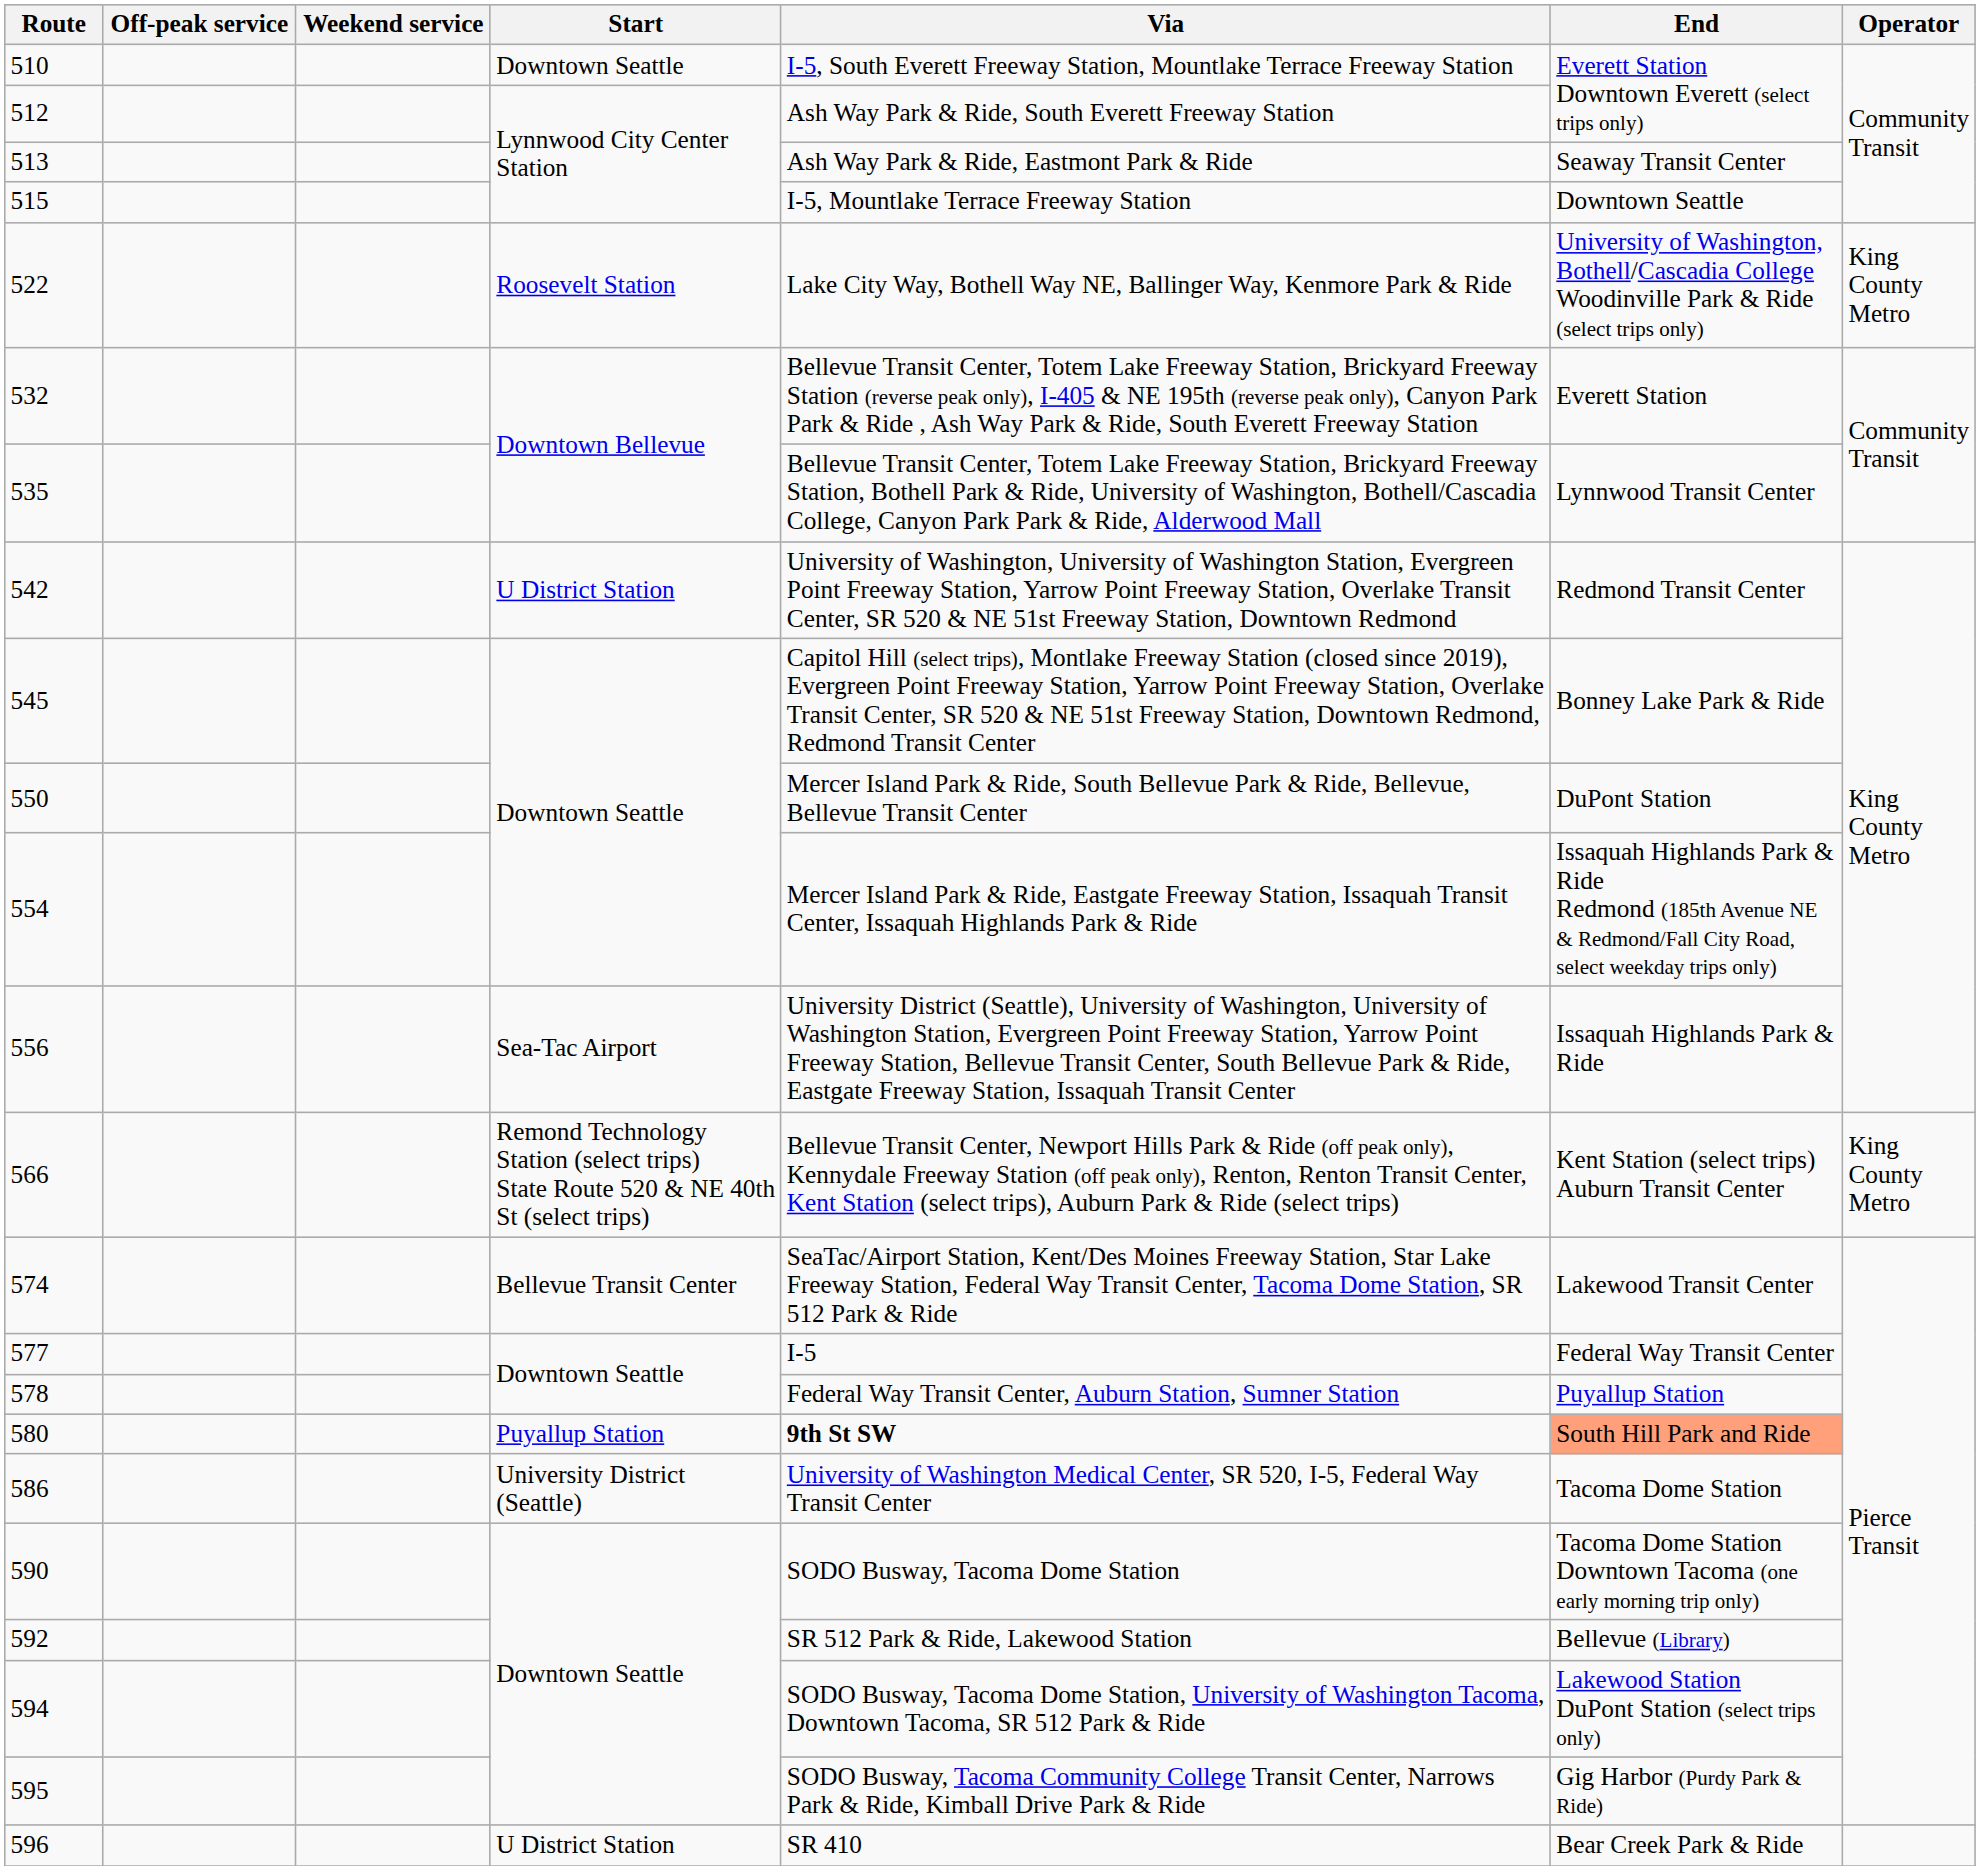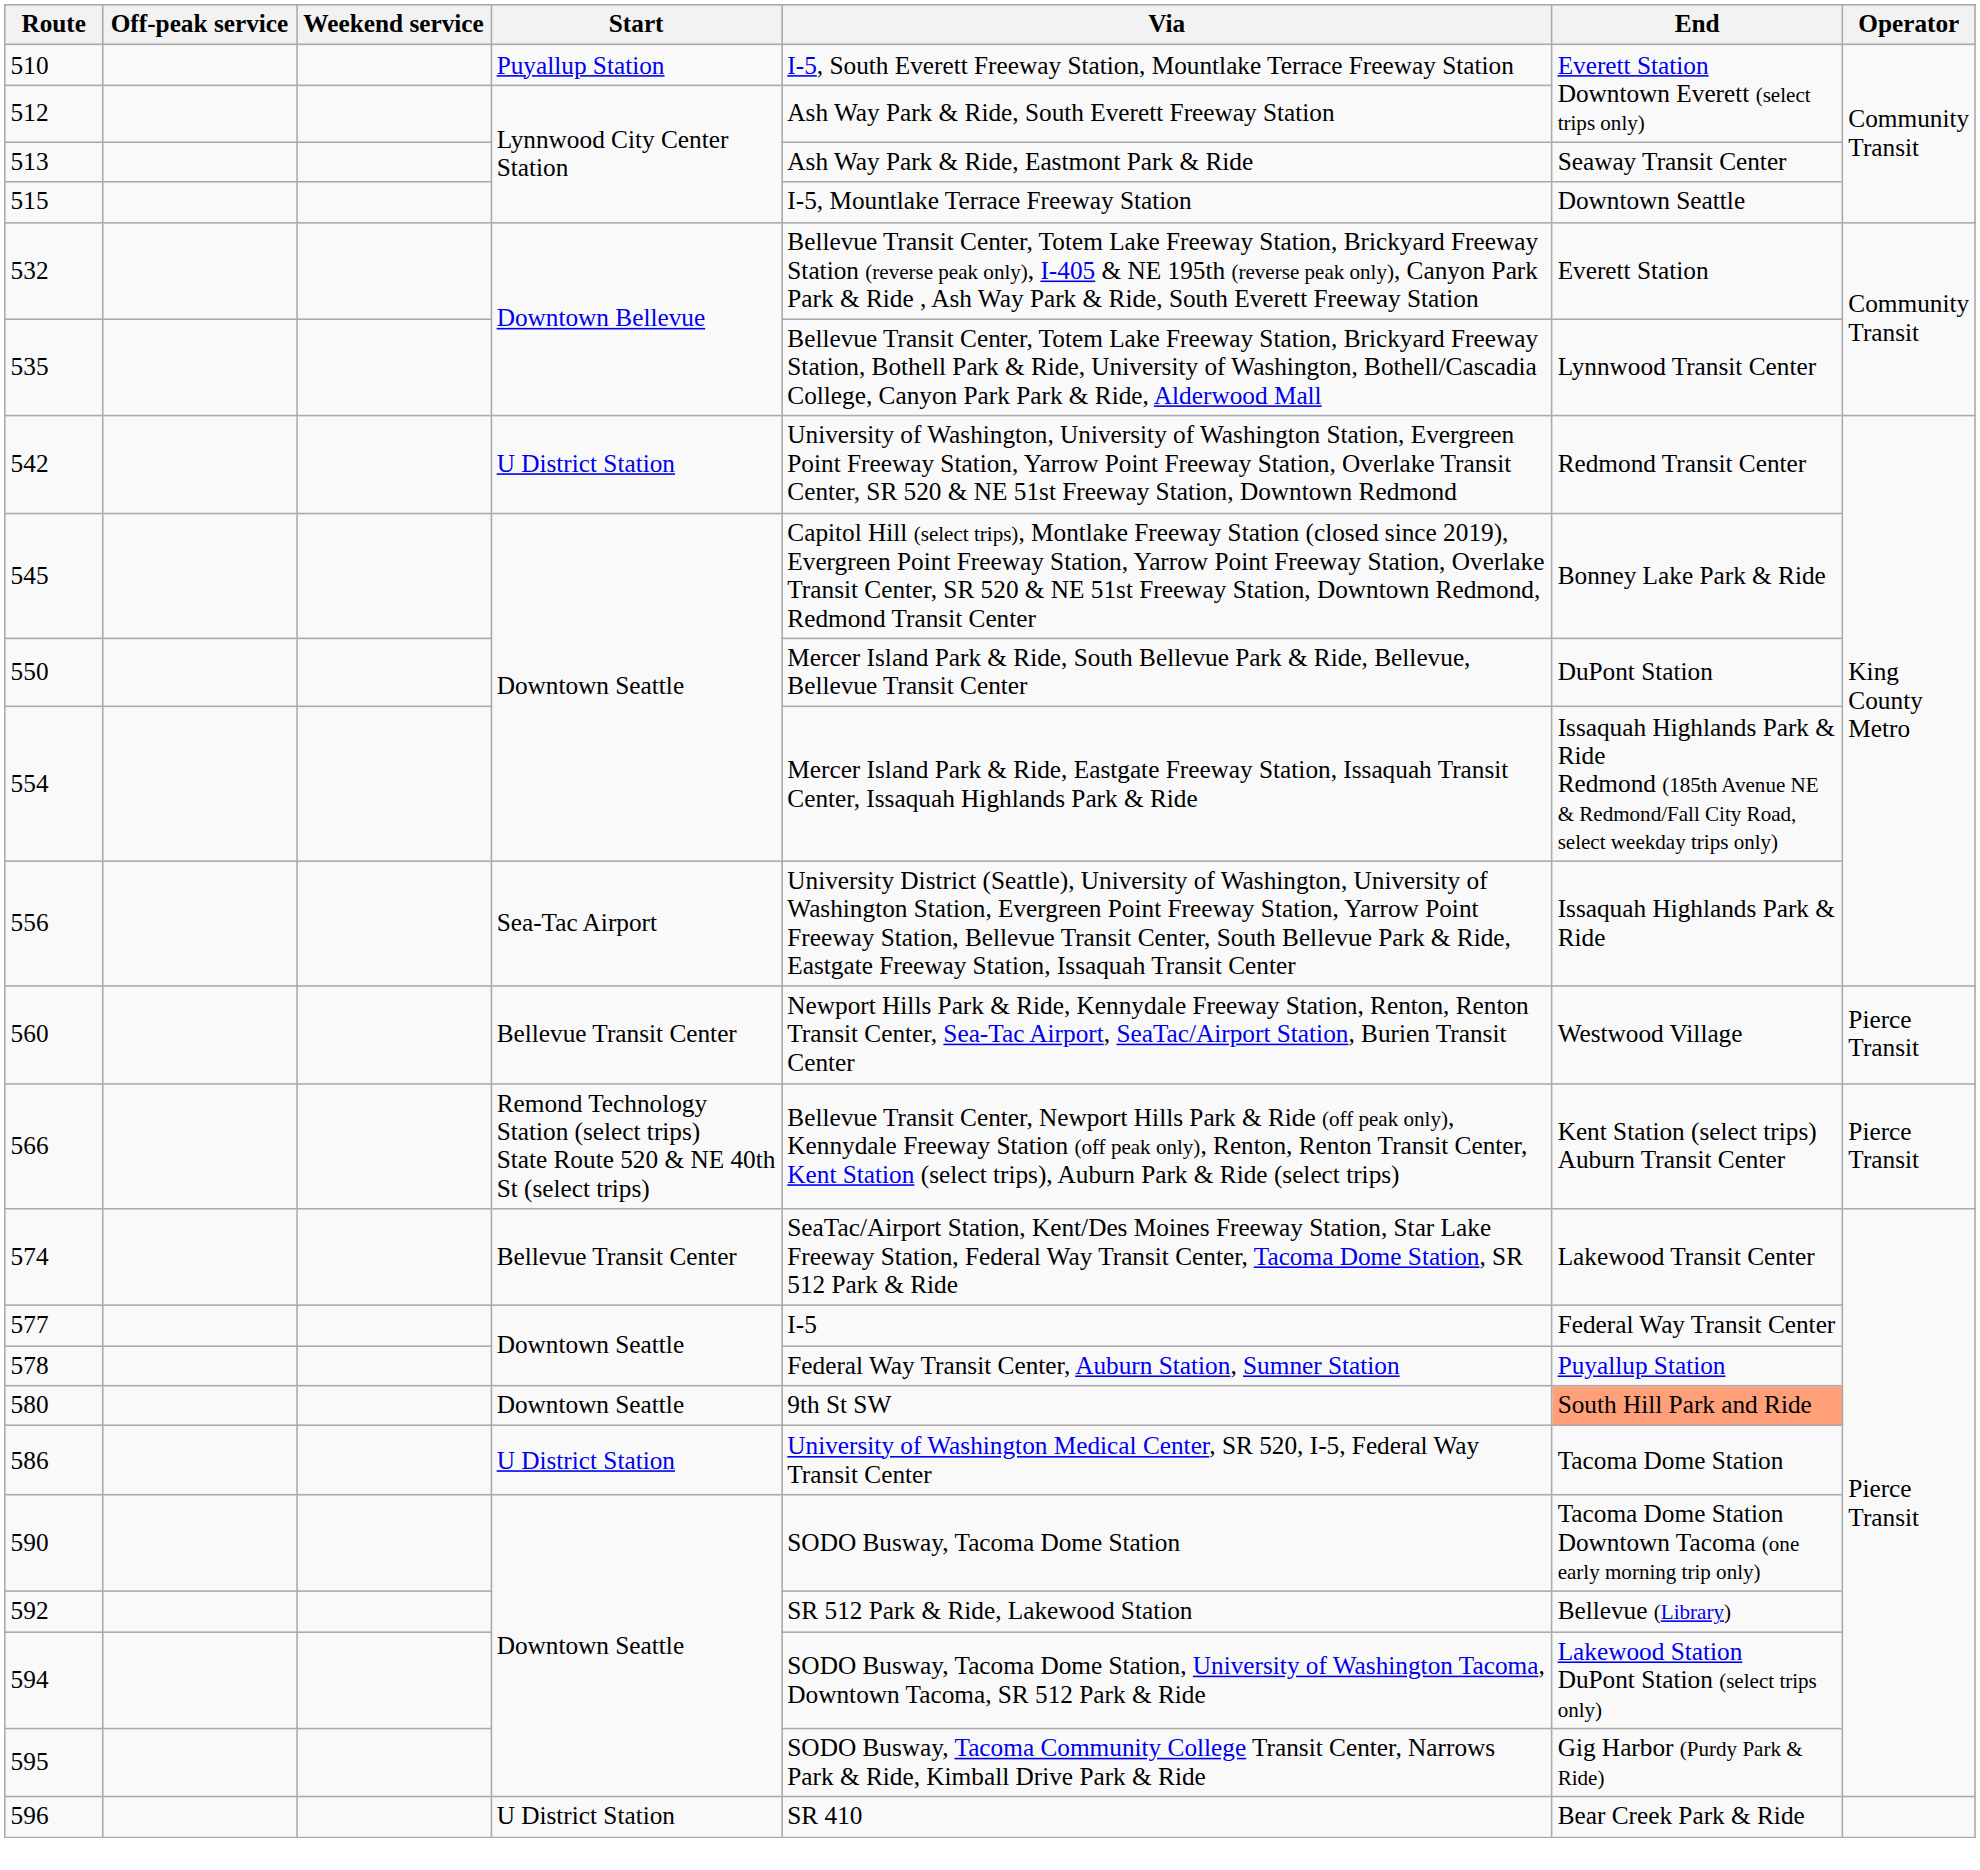(590, 64) Downtown Seattle -> (581, 64) Puyallup Station
- row: (30, 284)
+ row: (30, 1034)
(1886, 1173) King County Metro -> (1884, 1145) Pierce Transit
(580, 1433) Puyallup Station -> (590, 1405) Downtown Seattle
(842, 1433) bold -> (839, 1405) normal
(591, 1488) University District (Seattle) -> (586, 1459) U District Station
